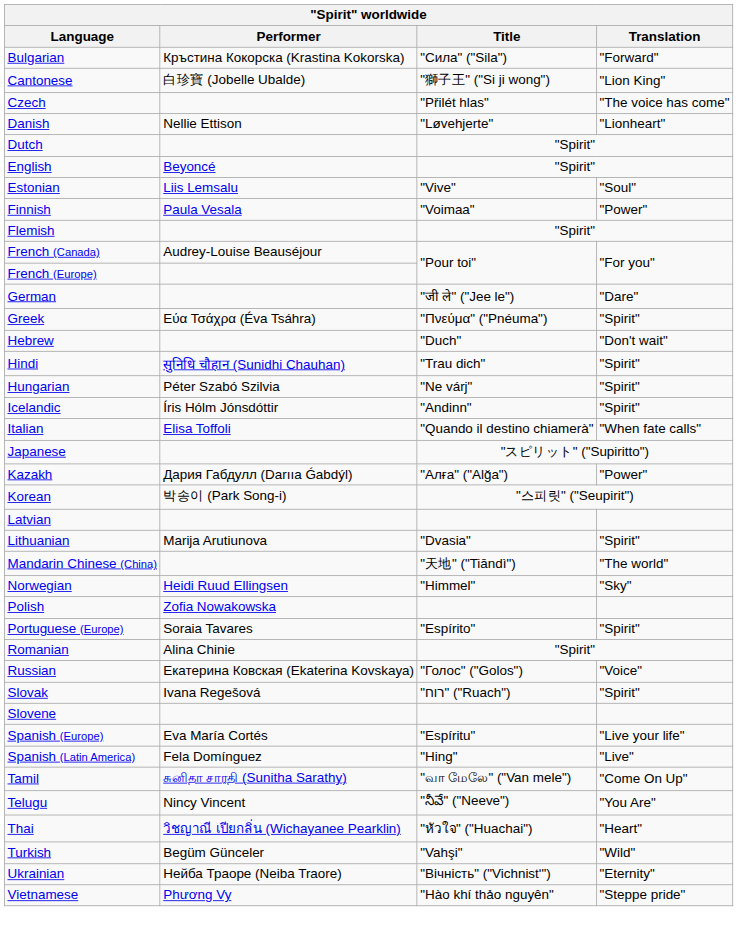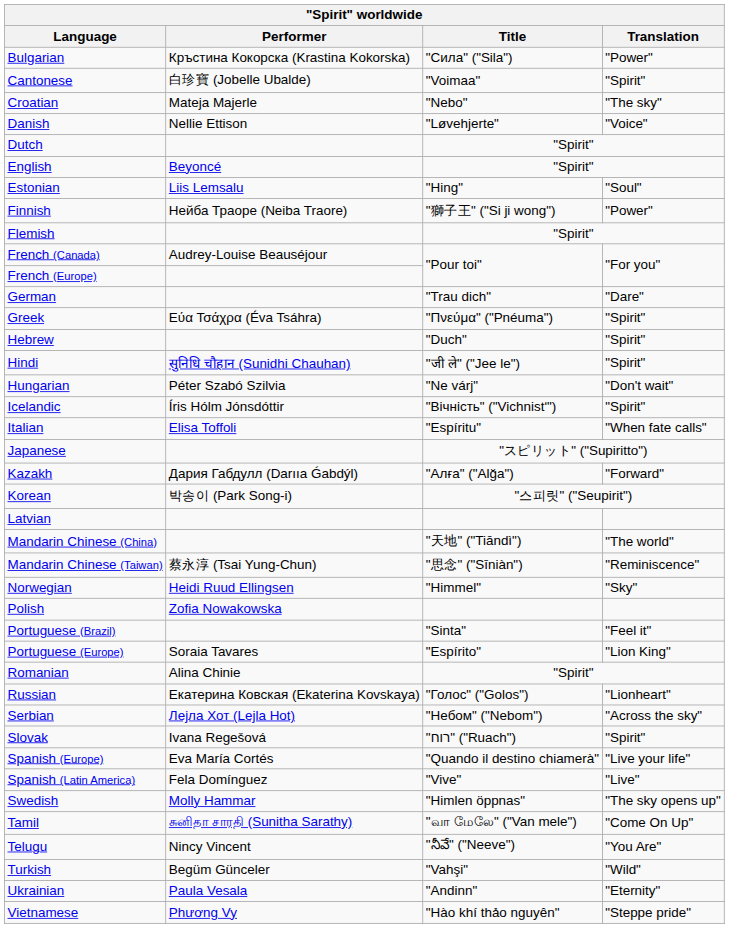(629, 57) "Forward" -> (629, 57) "Power"
(485, 79) "獅子王" ("Si ji wong") -> (453, 80) "Voimaa"
(632, 80) "Lion King" -> (625, 80) "Spirit"
+ row: (33, 102)
- row: (27, 102)
(632, 124) "Lionheart" -> (626, 124) "Voice"
(438, 188) "Vive" -> (444, 188) "Hing"
(202, 209) Paula Vesala -> (258, 210) Нейба Траоре (Neiba Traore)
(447, 209) "Voimaa" -> (491, 210) "獅子王" ("Si ji wong")
(467, 297) "जी ले" ("Jee le") -> (458, 297) "Trau dich"
(634, 340) "Don't wait" -> (625, 339) "Spirit"
(453, 363) "Trau dich" -> (473, 363) "जी ले" ("Jee le")
(620, 386) "Spirit" -> (639, 385) "Don't wait"
(446, 408) "Andinn" -> (491, 407) "Вічність" ("Vichnistʹ")
(507, 429) "Quando il destino chiamerà" -> (453, 428) "Espíritu"
(623, 474) "Power" -> (635, 473) "Forward"
- row: (39, 540)
+ row: (85, 565)
+ row: (61, 630)
(620, 628) "Spirit" -> (638, 651) "Lion King"
(621, 671) "Voice" -> (638, 694) "Lionheart"
+ row: (31, 715)
- row: (32, 714)
(448, 735) "Espíritu" -> (512, 758) "Quando il destino chiamerà"
(439, 756) "Hing" -> (444, 779) "Vive"
+ row: (33, 800)
- row: (21, 828)
(252, 874) Нейба Траоре (Neiba Traore) -> (208, 891) Paula Vesala
(485, 874) "Вічність" ("Vichnistʹ") -> (452, 891) "Andinn"
